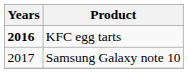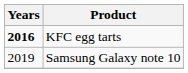(21, 57) 2017 -> (21, 57) 2019
